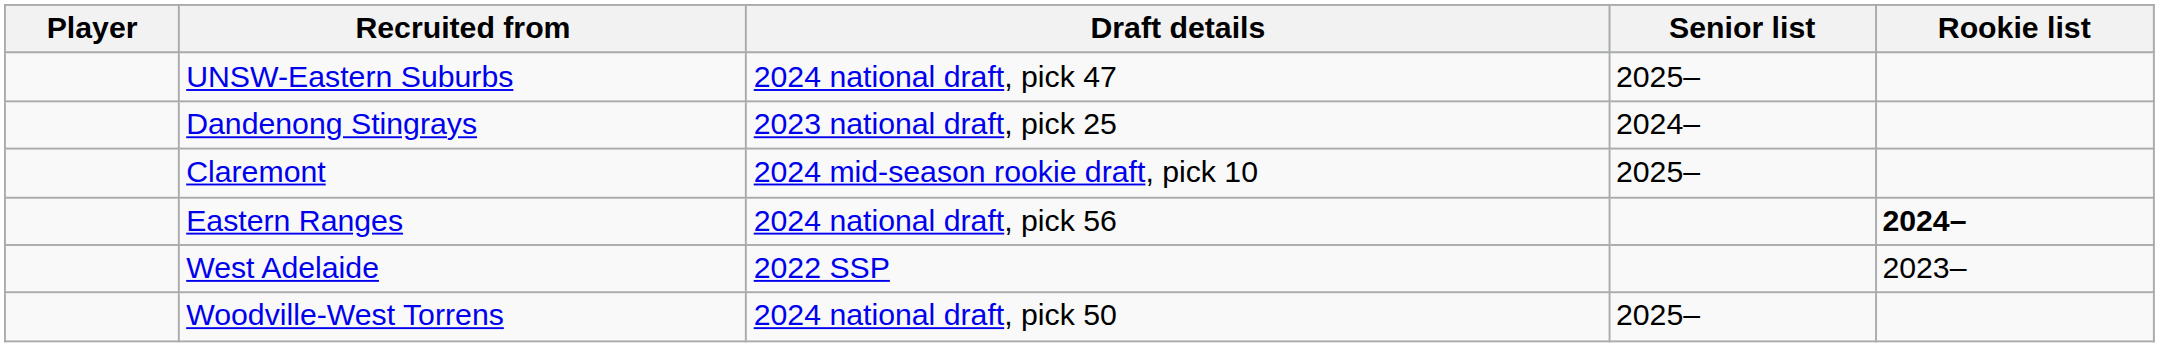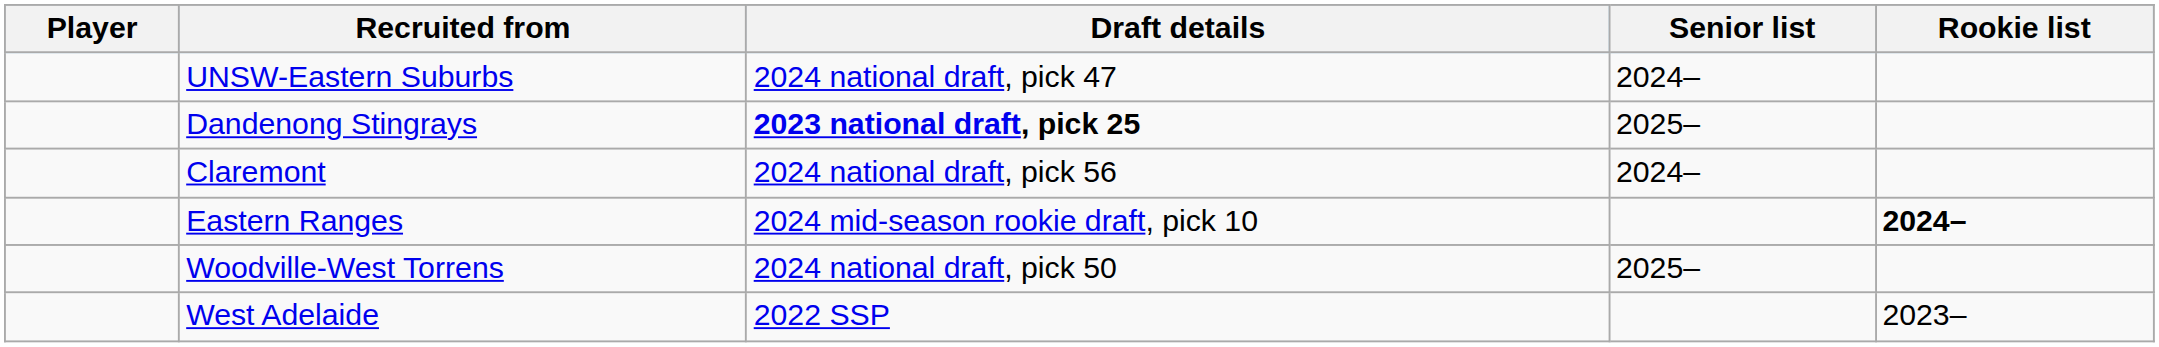(1658, 76) 2025– -> (1658, 76) 2024–
(935, 124) normal -> (947, 124) bold
(1658, 124) 2024– -> (1658, 124) 2025–
(1006, 172) 2024 mid-season rookie draft, pick 10 -> (935, 172) 2024 national draft, pick 56
(1658, 172) 2025– -> (1658, 172) 2024–
(935, 220) 2024 national draft, pick 56 -> (1006, 220) 2024 mid-season rookie draft, pick 10
rows swapped: (283, 268) <-> (345, 316)
